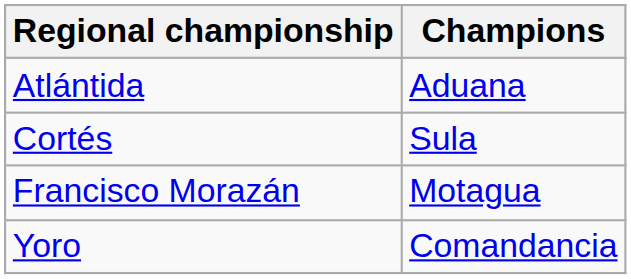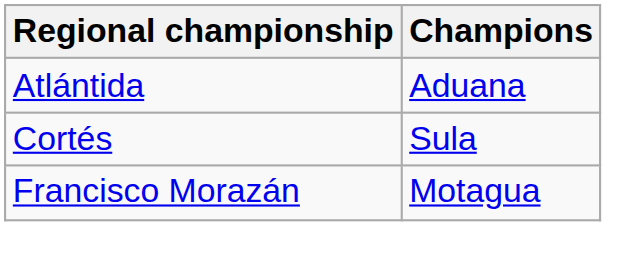- row: (47, 245)
